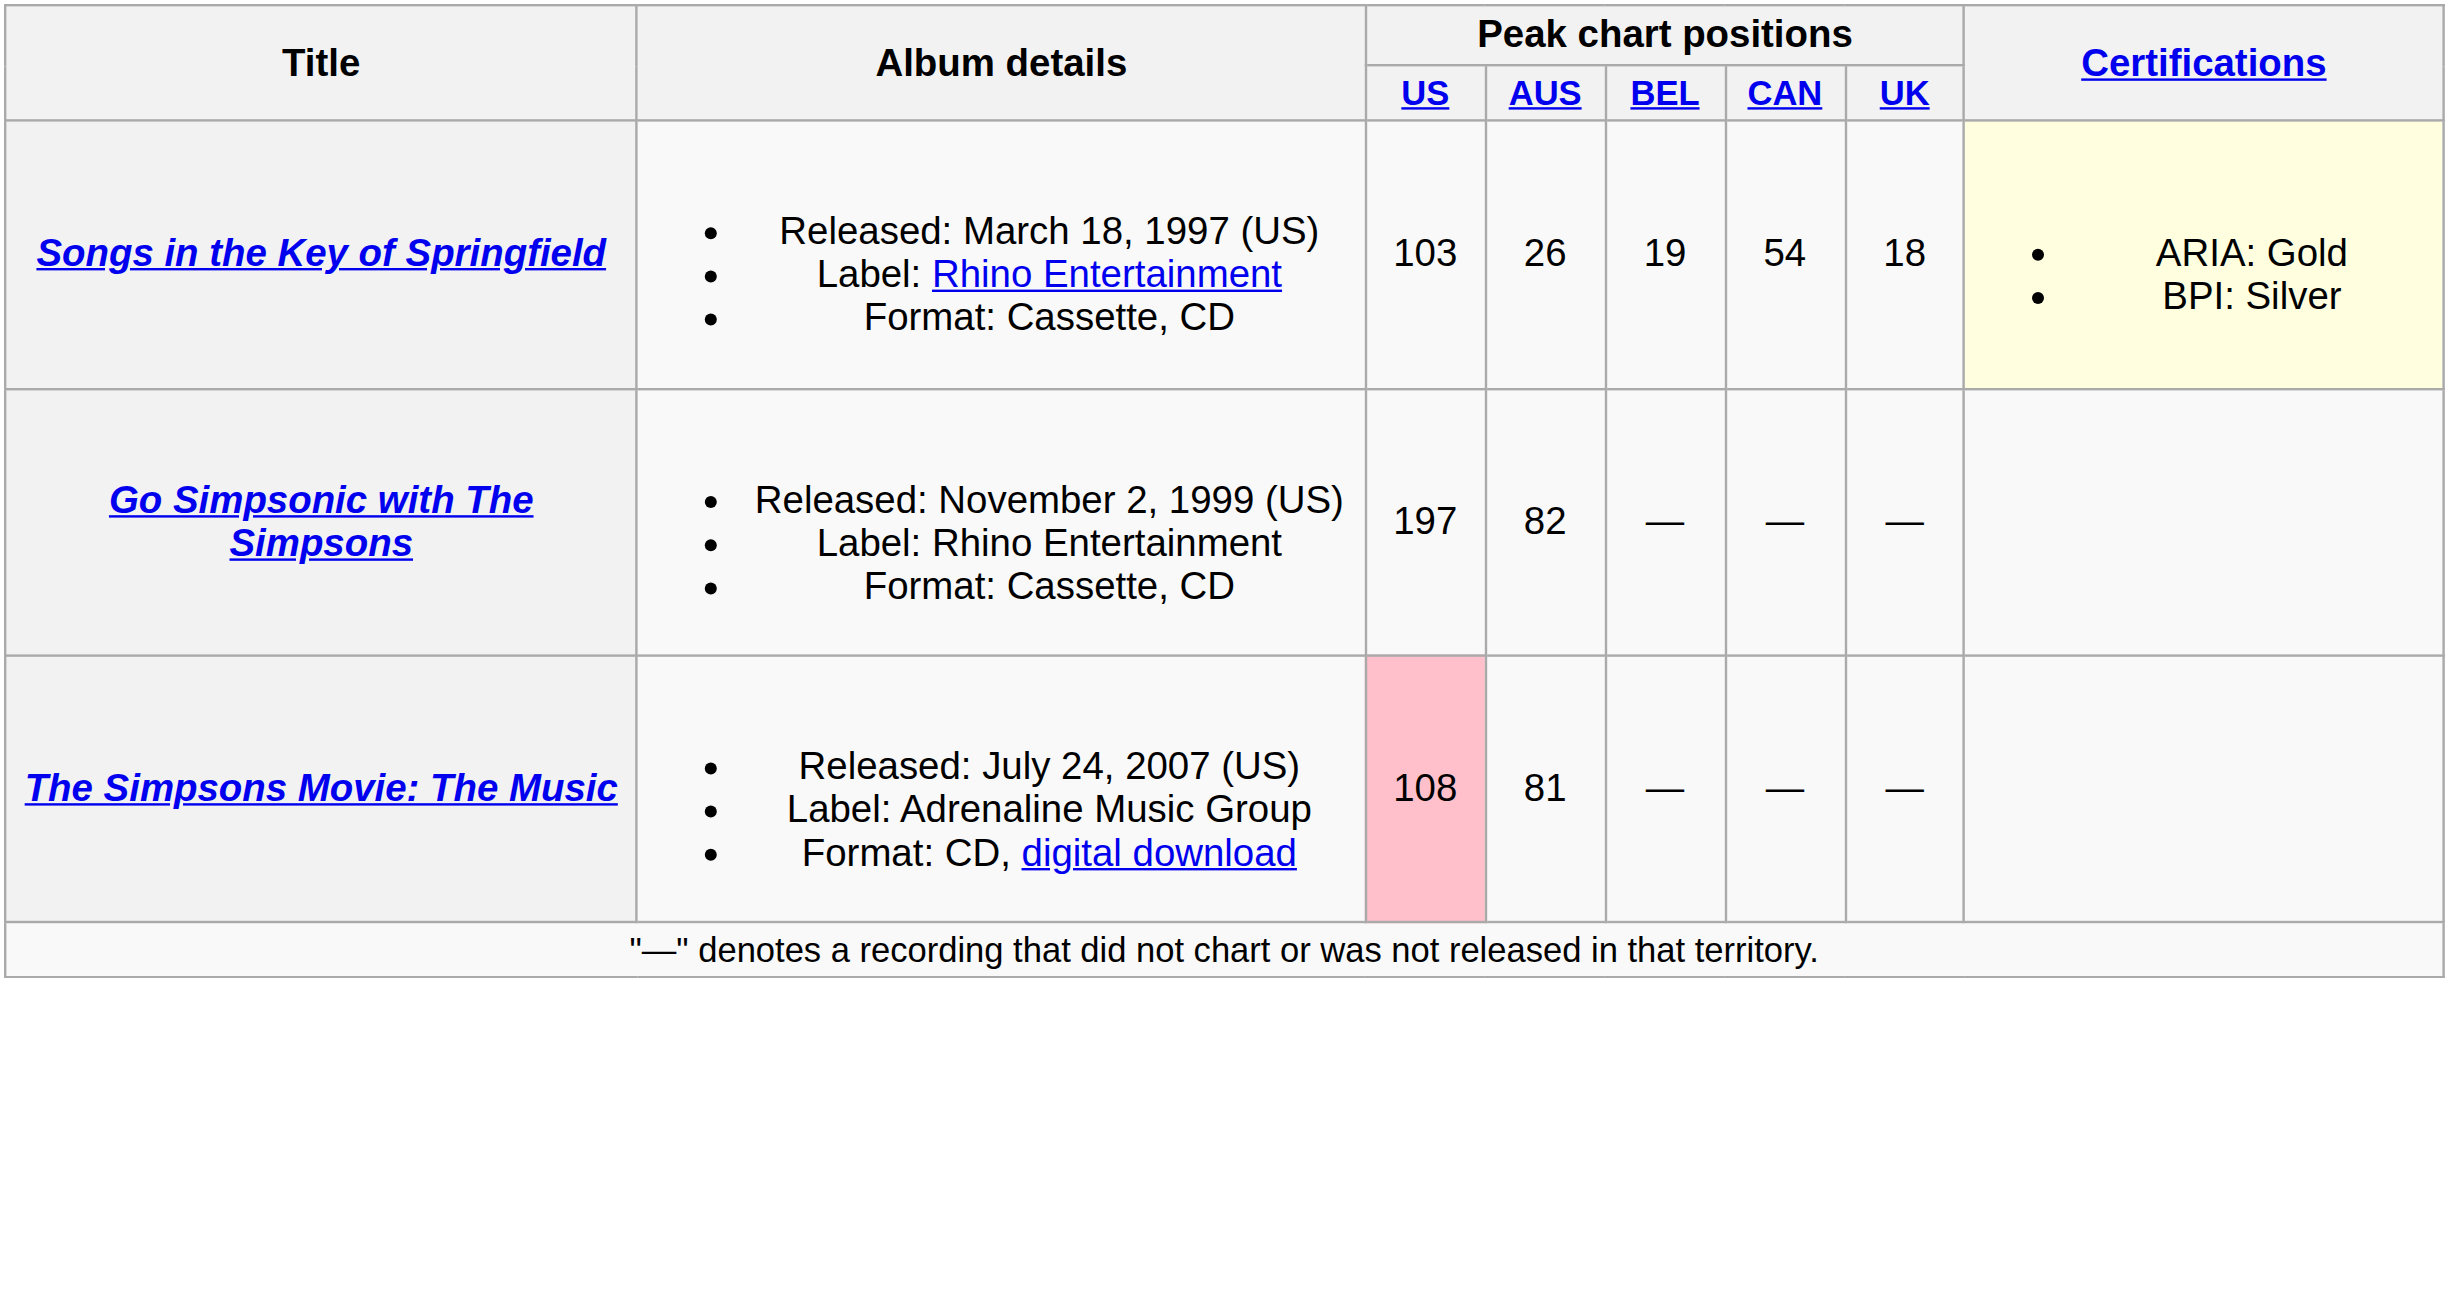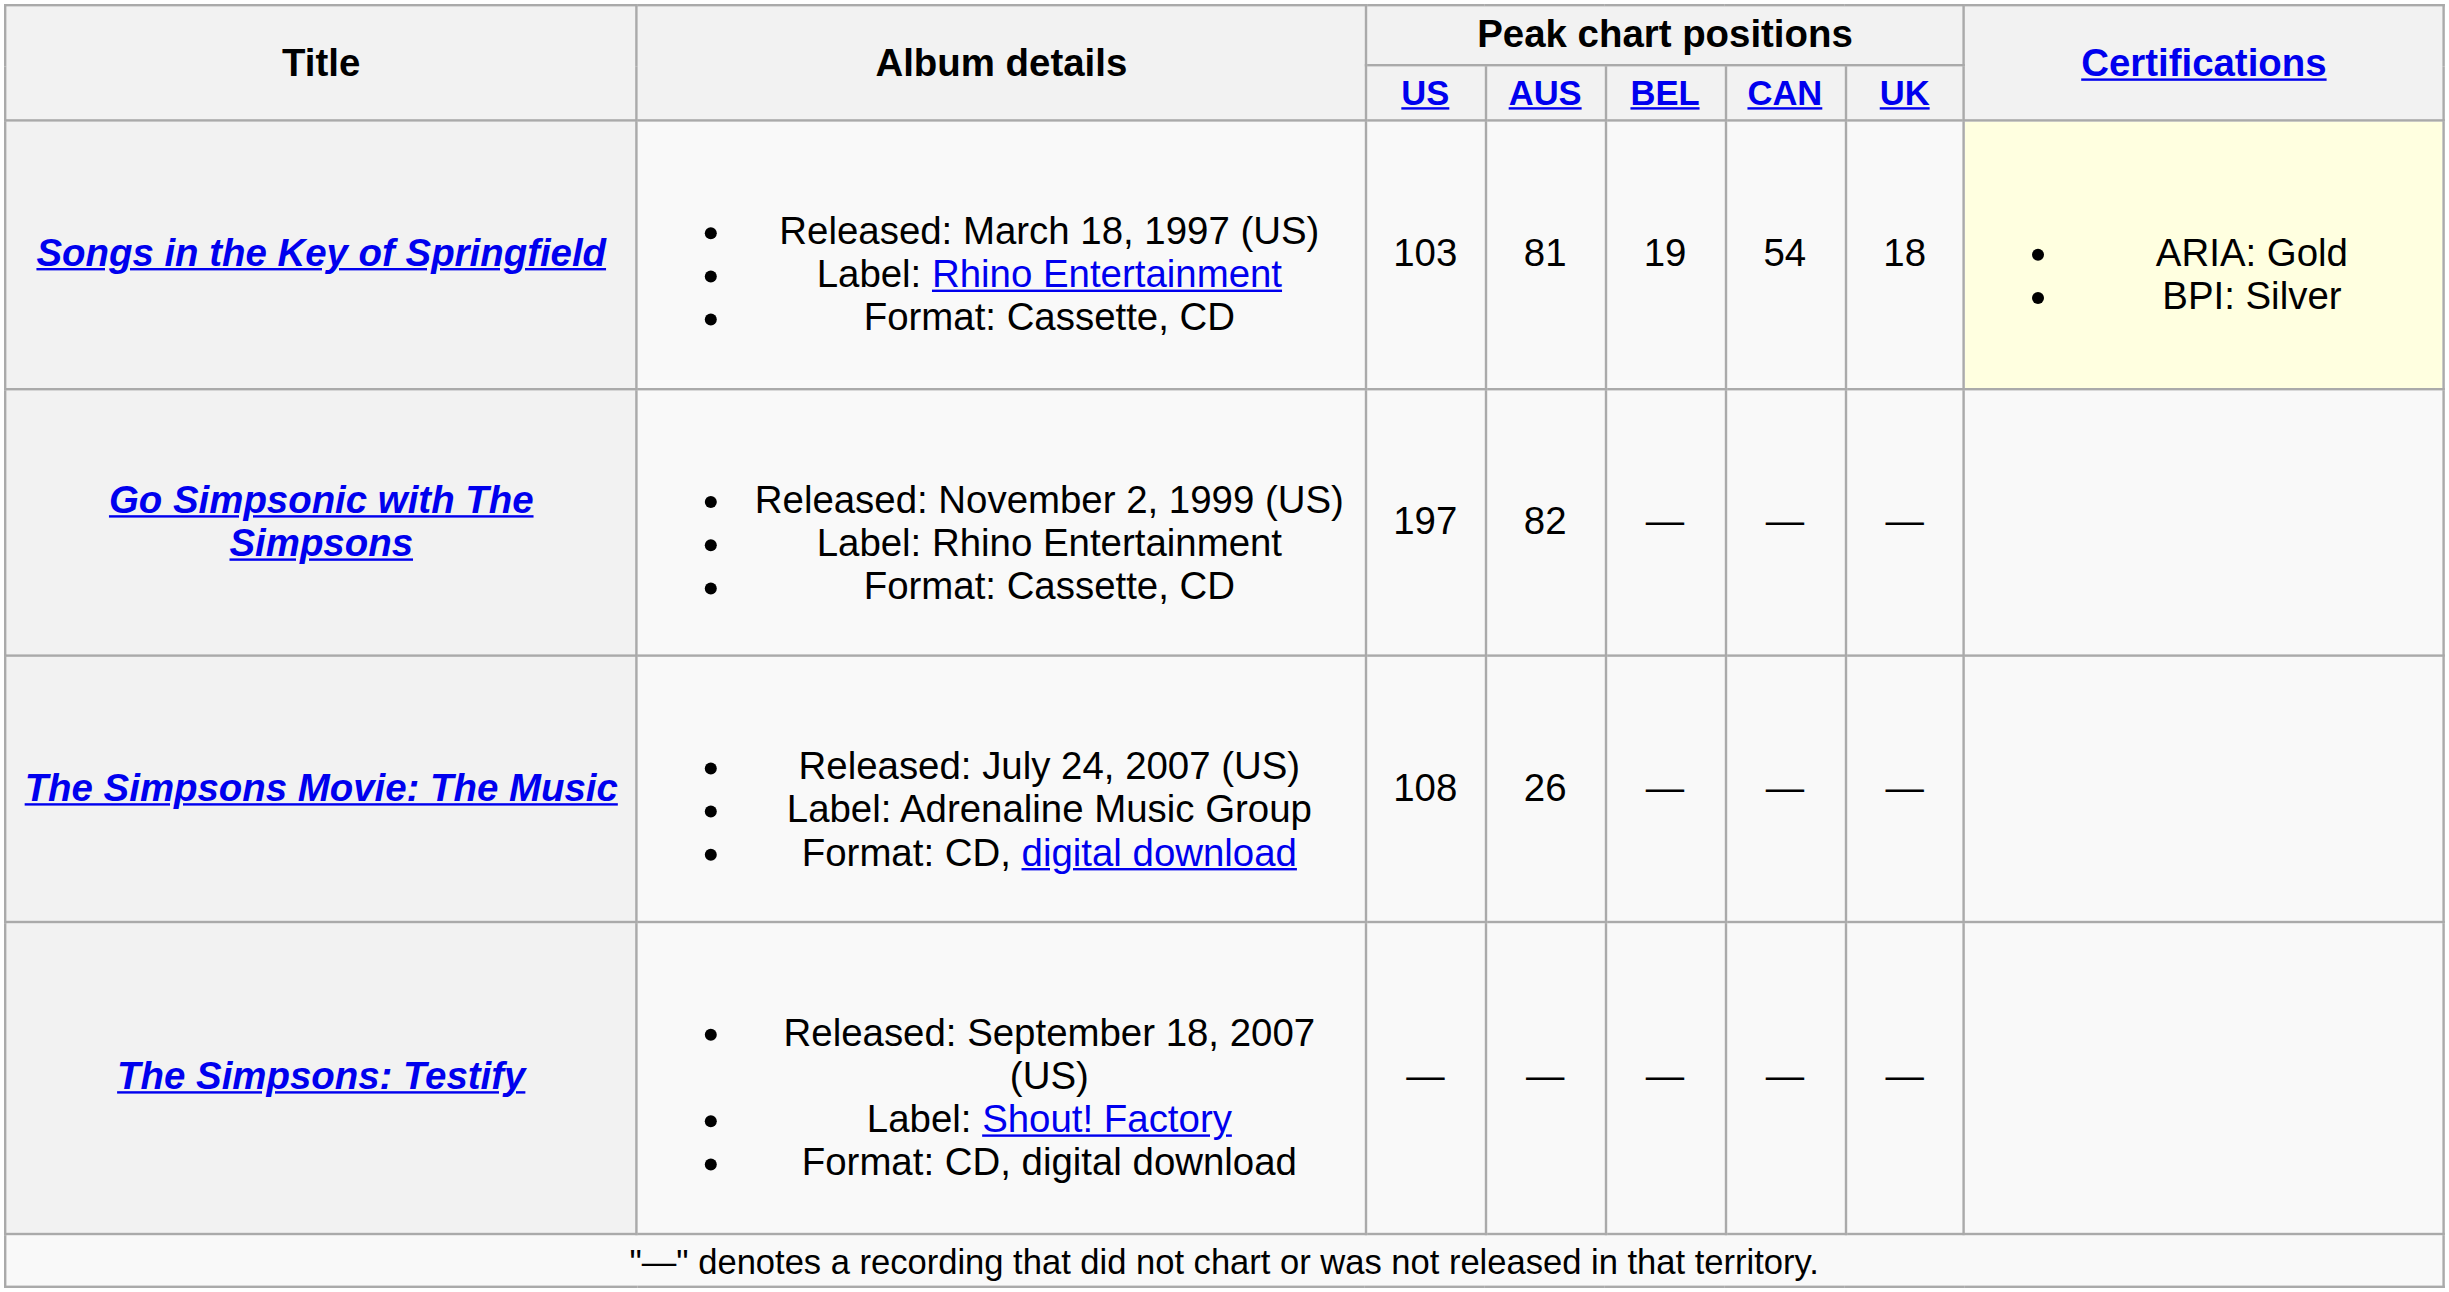(1545, 253) 26 -> (1545, 253) 81
(1425, 788) pink background -> (1425, 788) no background
(1545, 788) 81 -> (1545, 788) 26
+ row: (321, 1077)
